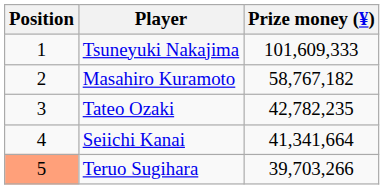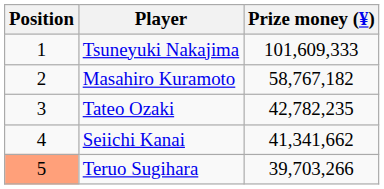(311, 139) 41,341,664 -> (311, 139) 41,341,662
